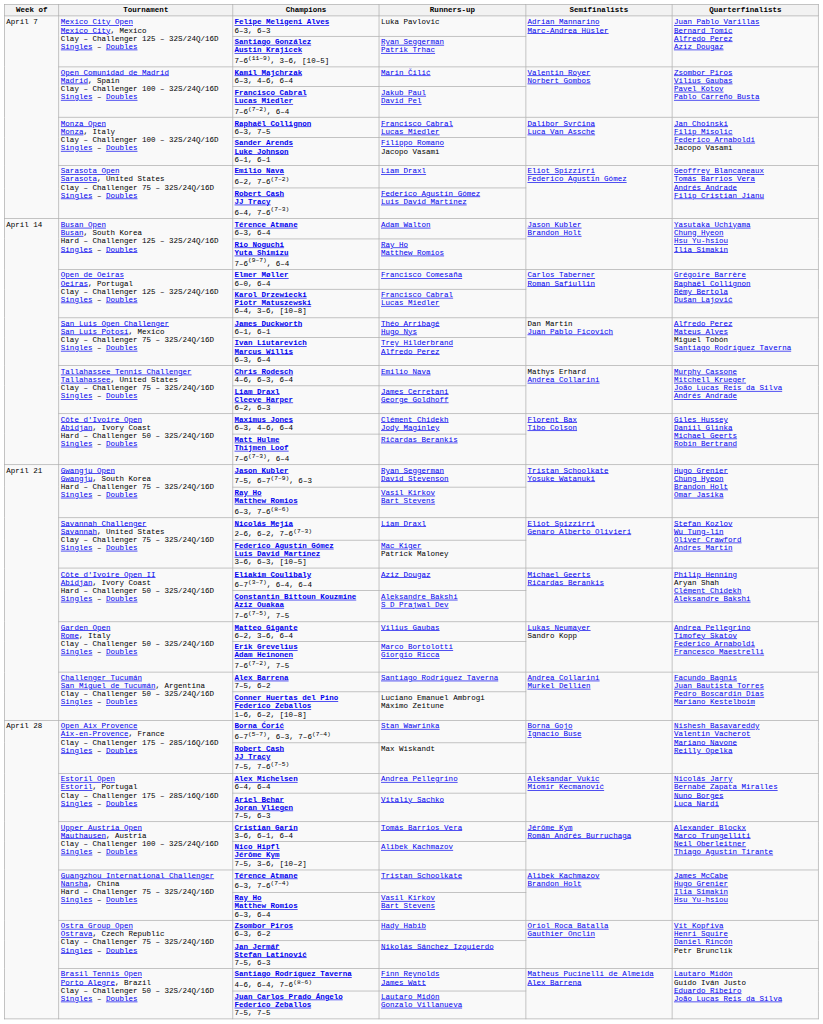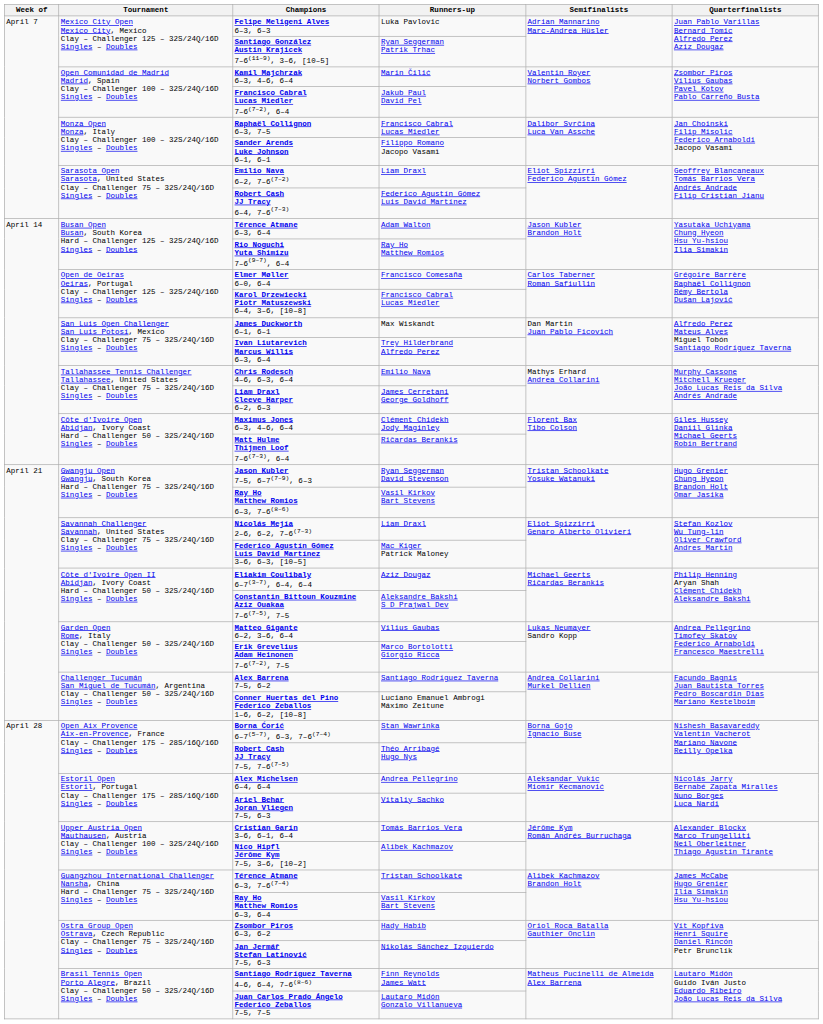(410, 328) Théo Arribagé Hugo Nys -> (408, 324) Max Wiskandt
(408, 749) Max Wiskandt -> (410, 753) Théo Arribagé Hugo Nys
